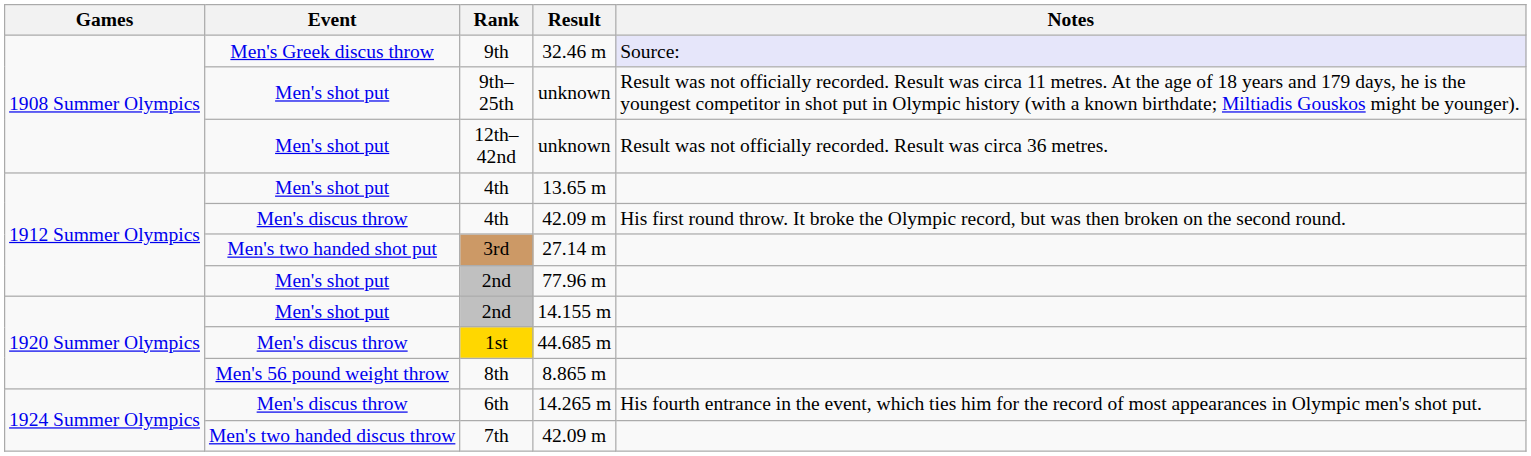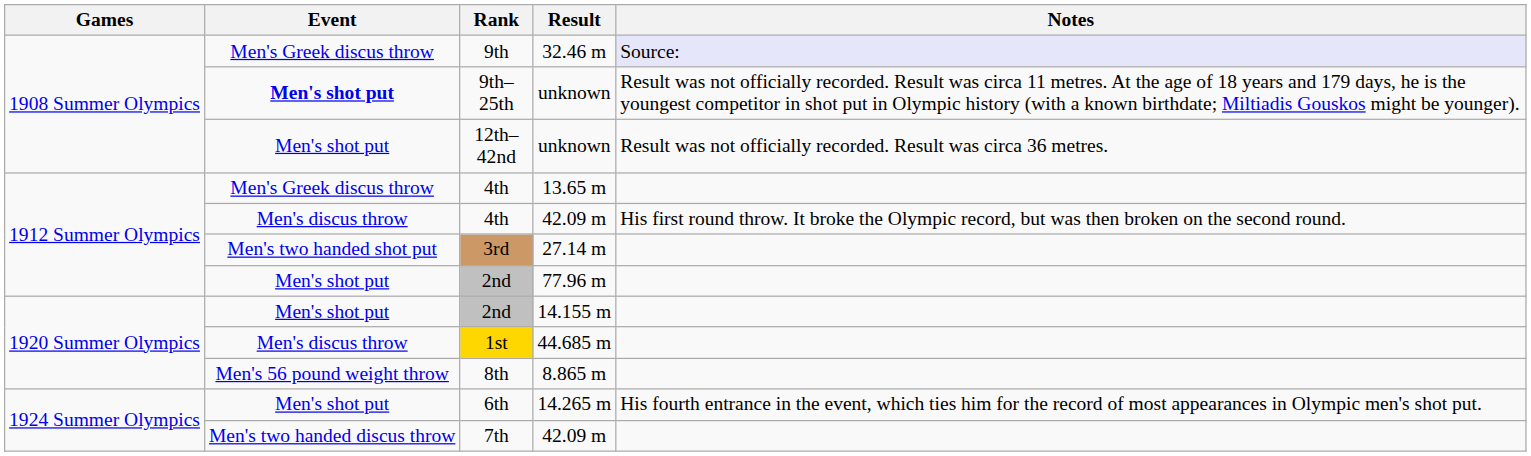(332, 92) normal -> (332, 92) bold
(332, 187) Men's shot put -> (332, 187) Men's Greek discus throw
(332, 404) Men's discus throw -> (332, 404) Men's shot put
